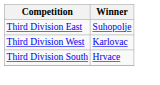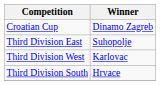+ row: (32, 27)
